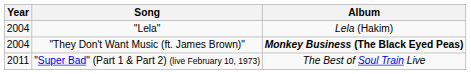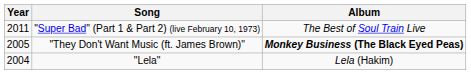rows swapped: (147, 28) <-> (147, 61)
(18, 45) 2004 -> (18, 45) 2005
